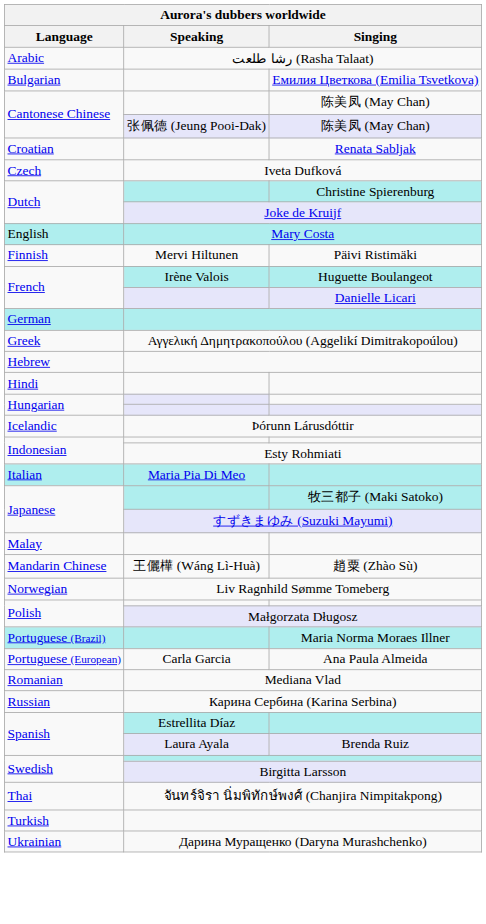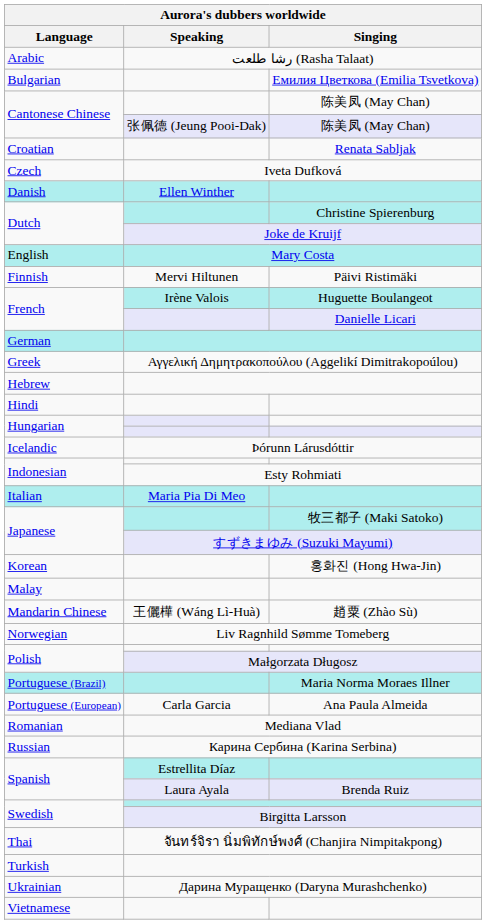+ row: (27, 191)
+ row: (27, 566)
+ row: (39, 908)
